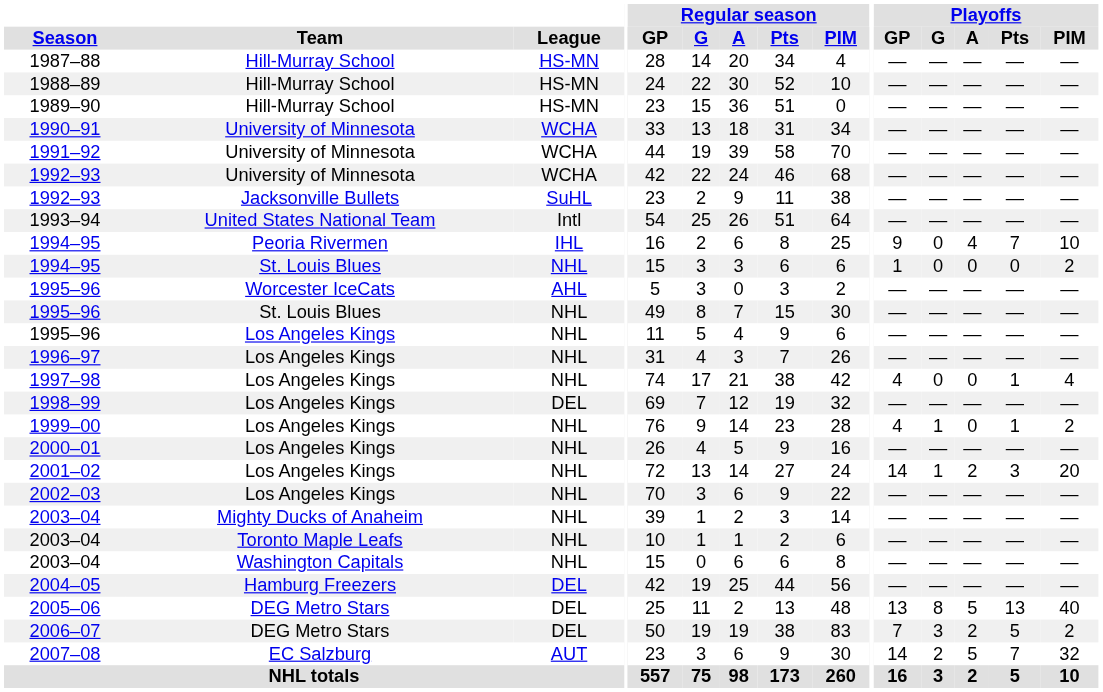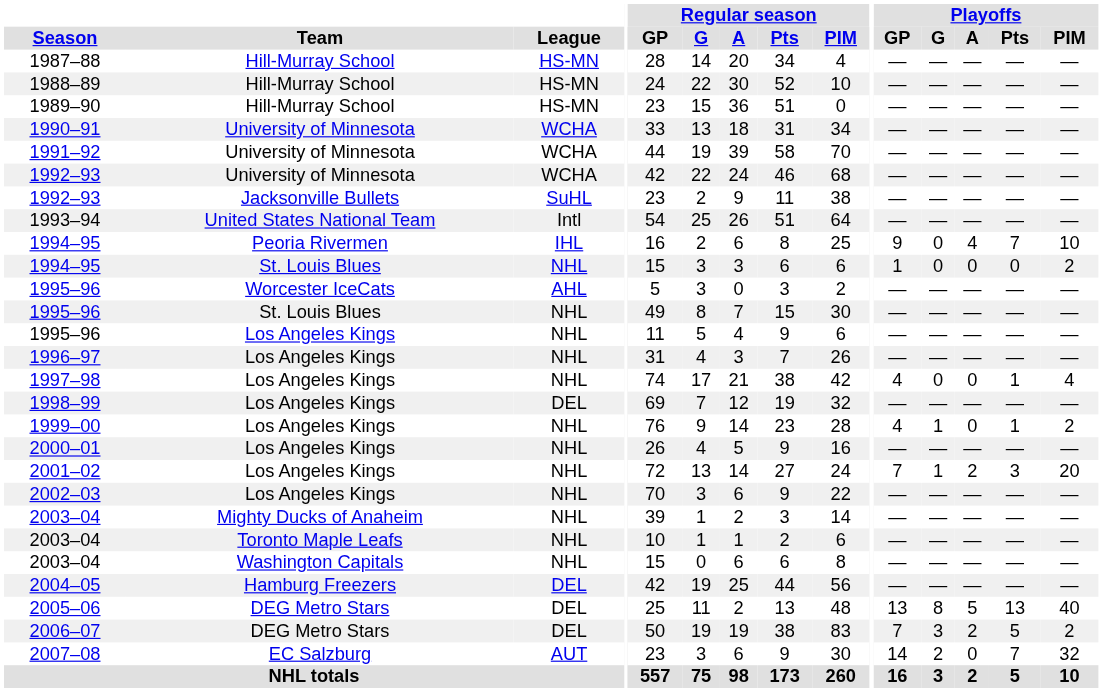(897, 471) 14 -> (897, 471) 7
(972, 653) 5 -> (972, 653) 0
